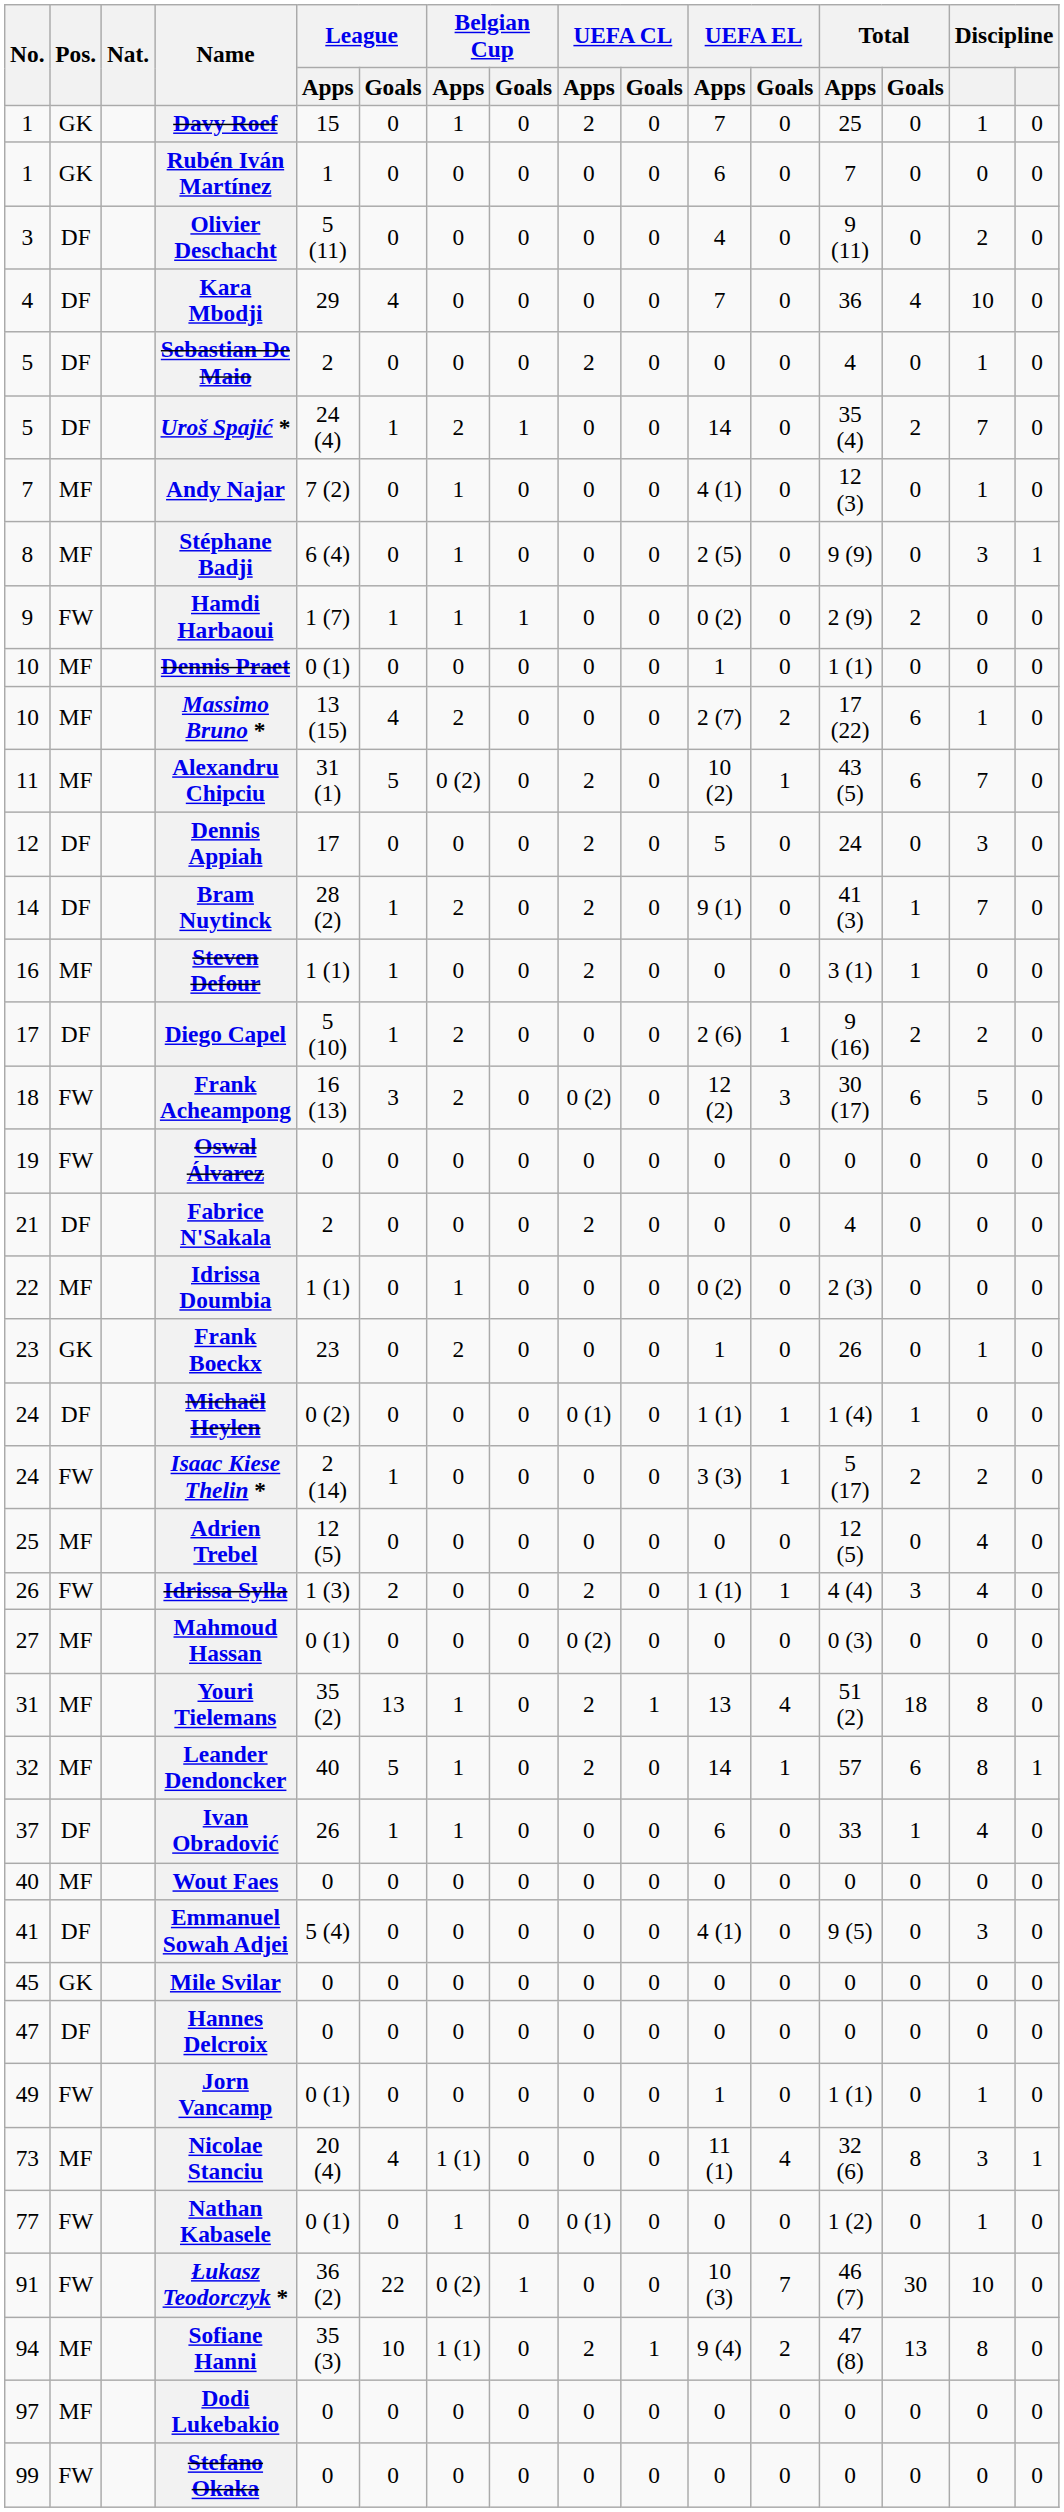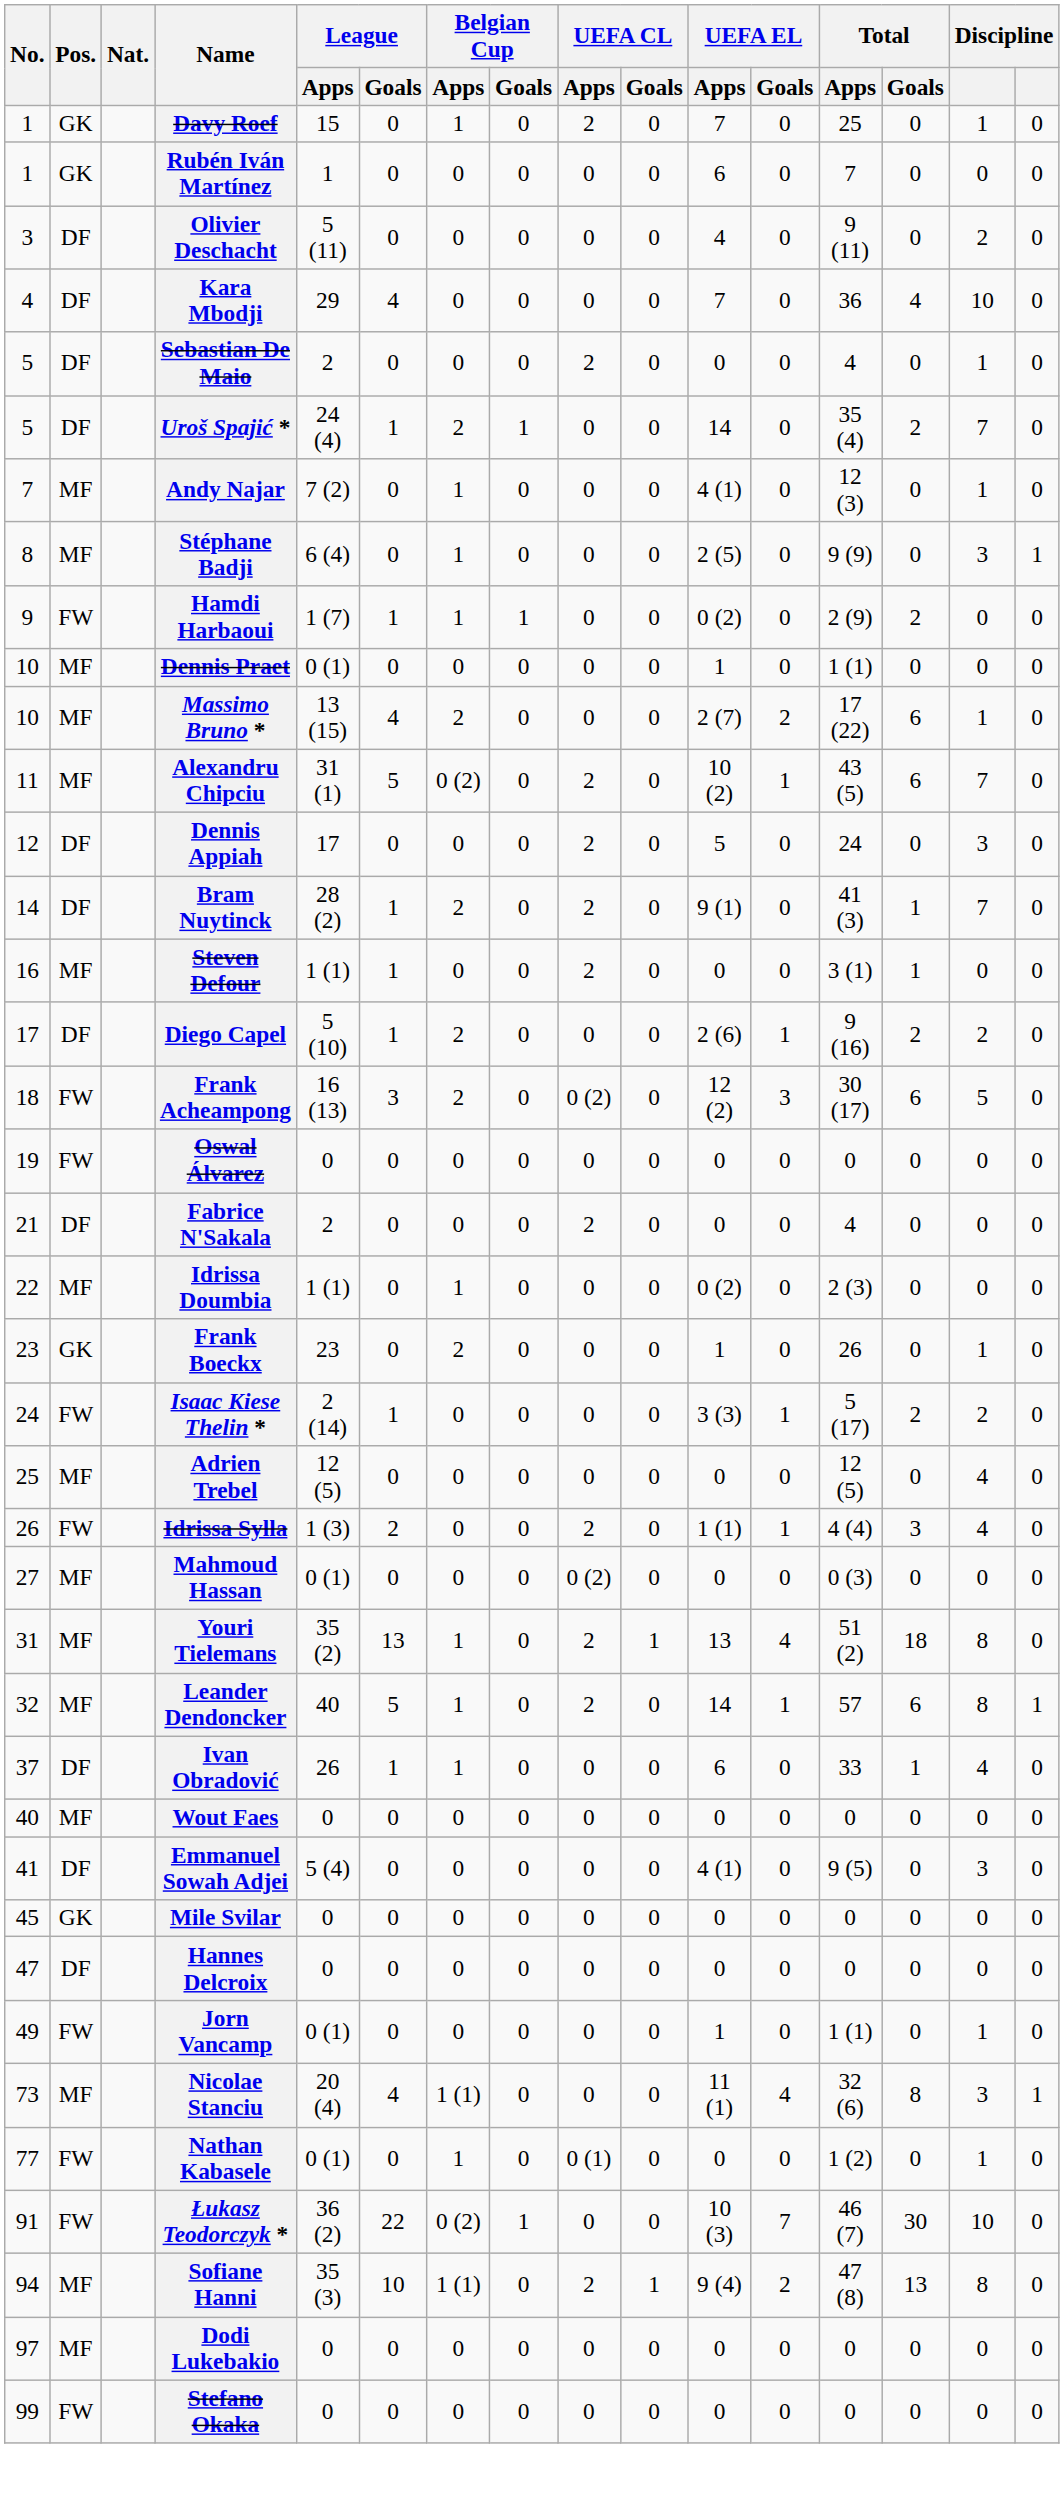- row: (225, 1413)
